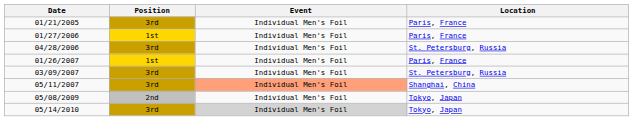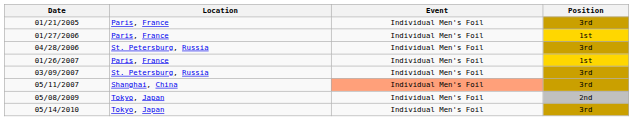columns swapped: (518, 10) <-> (152, 10)
(301, 109) lightgrey background -> (437, 109) no background
